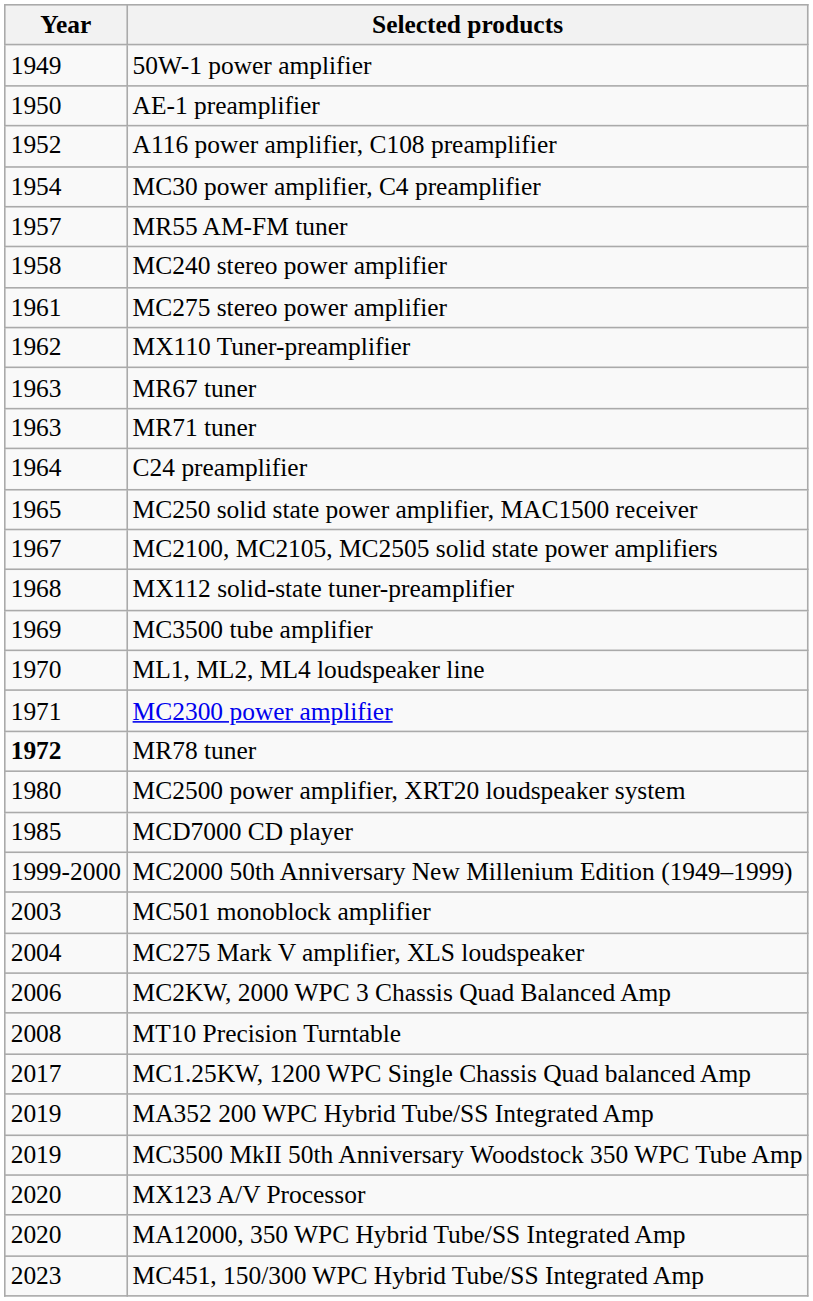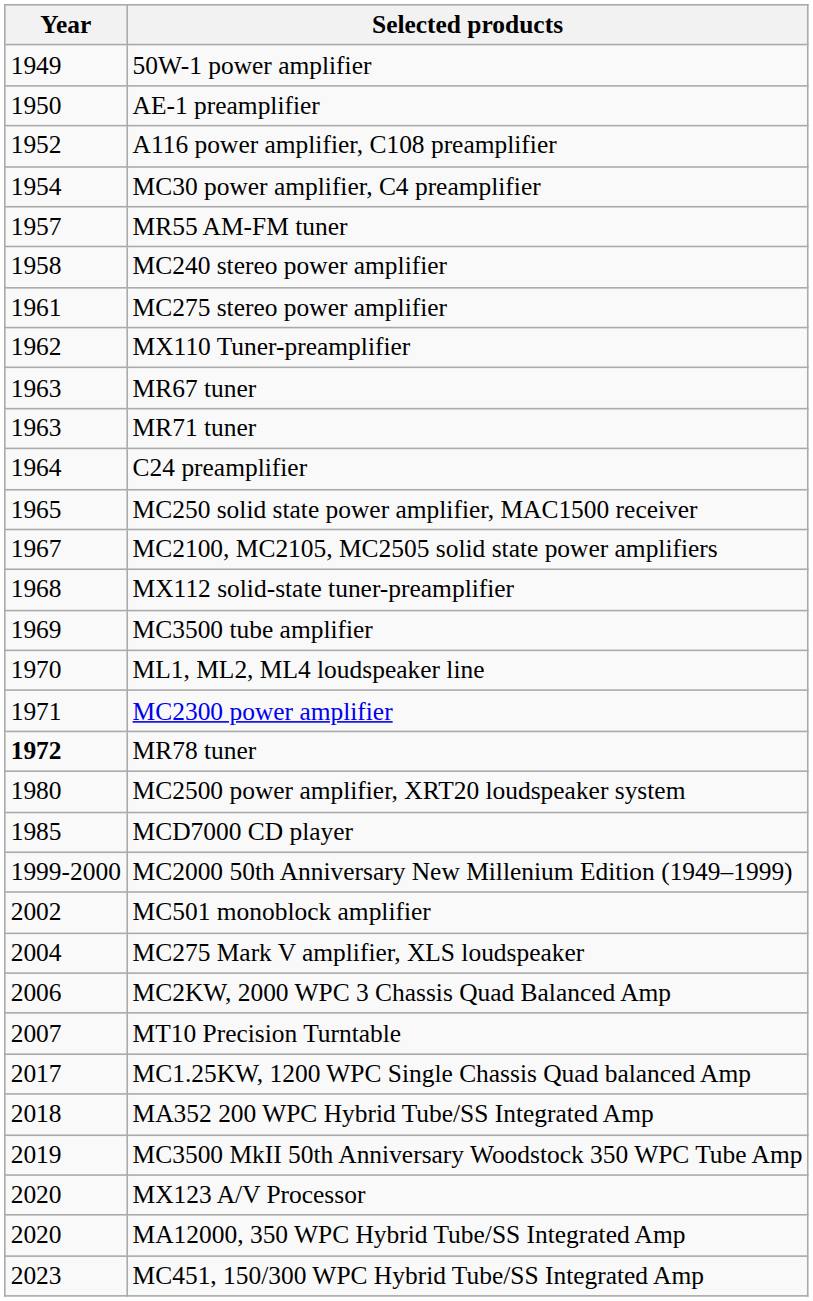(36, 912) 2003 -> (36, 912) 2002
(36, 1033) 2008 -> (36, 1033) 2007
(36, 1114) 2019 -> (36, 1114) 2018
